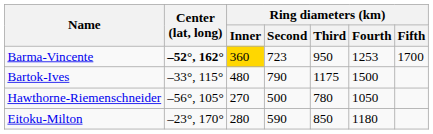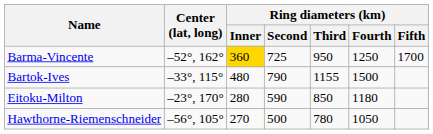(195, 56) bold -> (195, 56) normal
(277, 56) 723 -> (277, 56) 725
(365, 56) 1253 -> (365, 56) 1250
(326, 77) 1175 -> (326, 77) 1155
rows swapped: (84, 98) <-> (45, 118)
